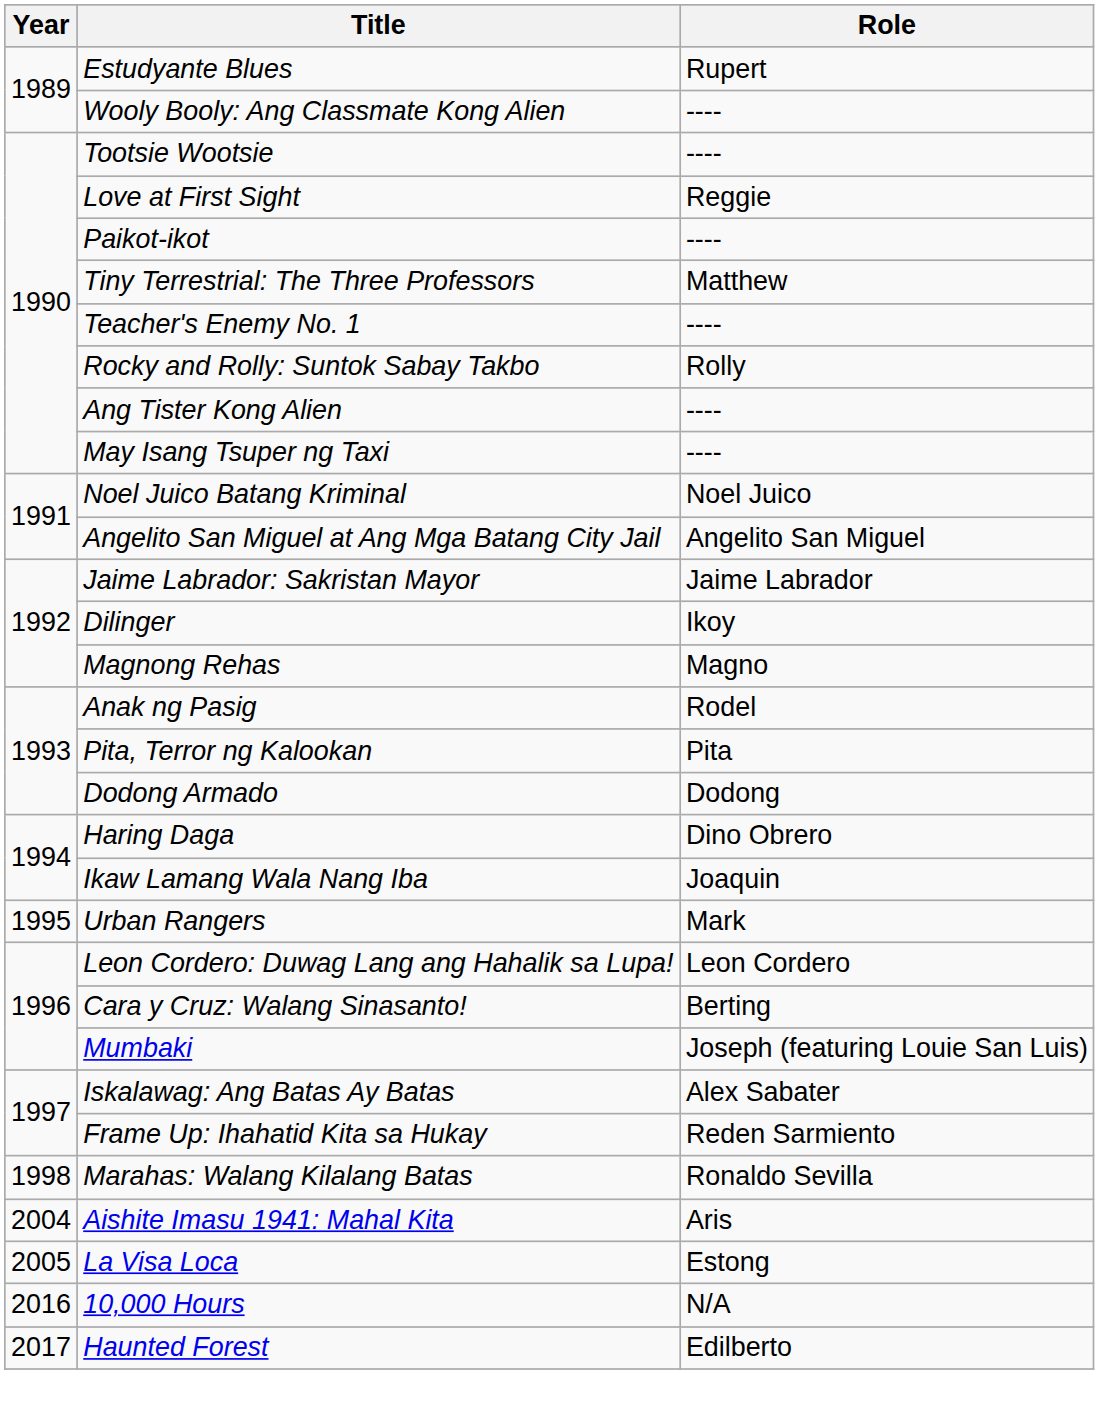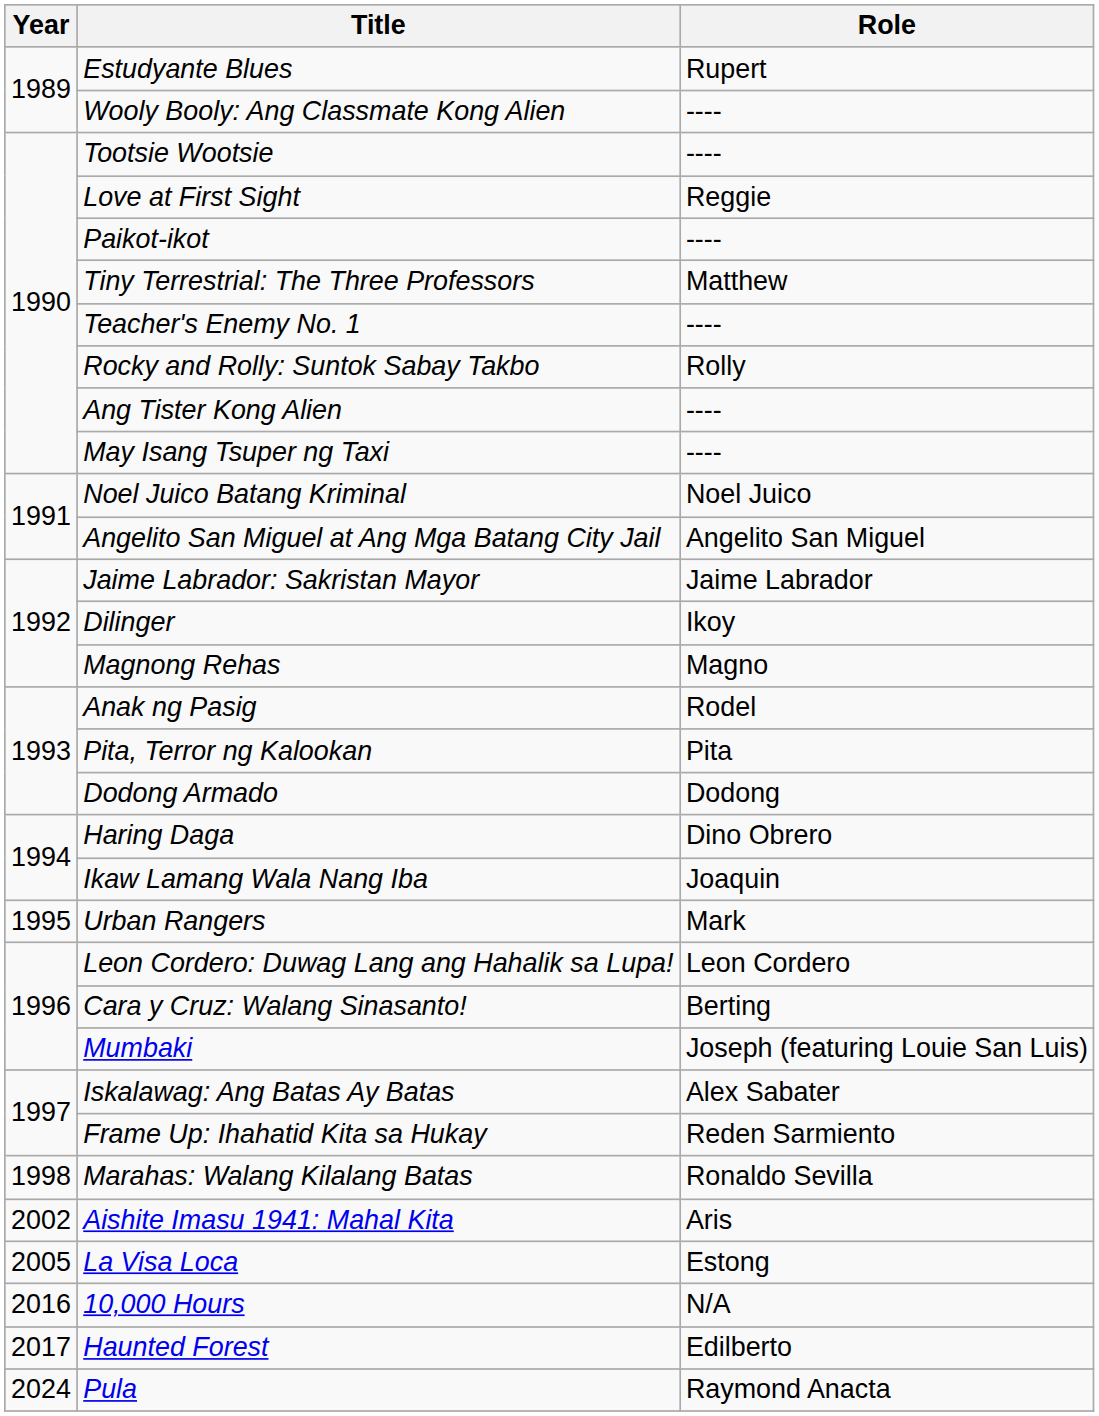(41, 1219) 2004 -> (41, 1219) 2002
+ row: (110, 1389)
